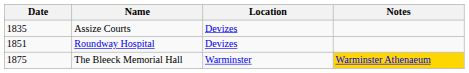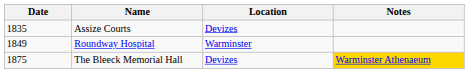(17, 44) 1851 -> (17, 44) 1849
(221, 44) Devizes -> (228, 44) Warminster
(228, 60) Warminster -> (221, 60) Devizes
